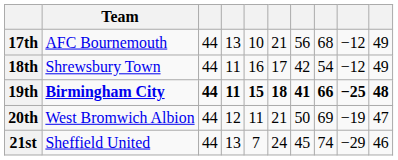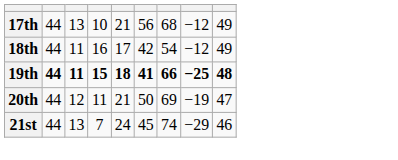- column: (120, 17)
